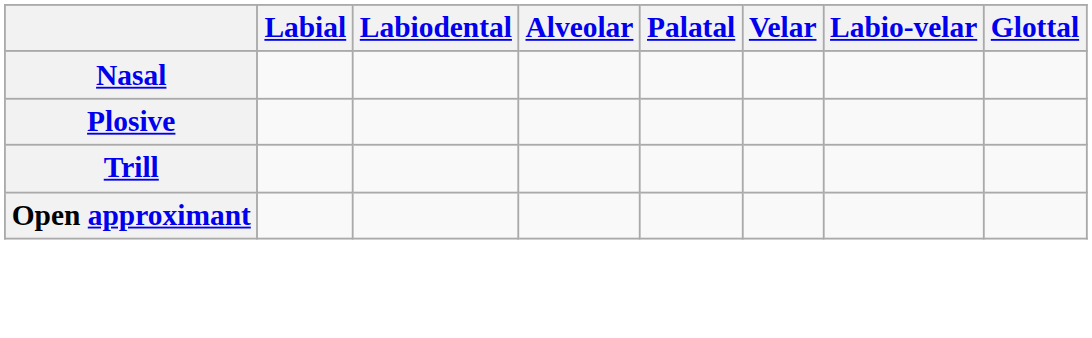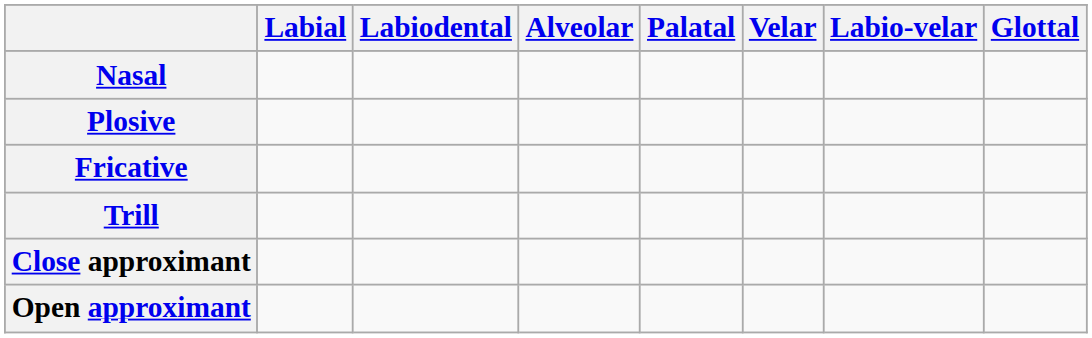+ row: (131, 167)
+ row: (131, 261)
